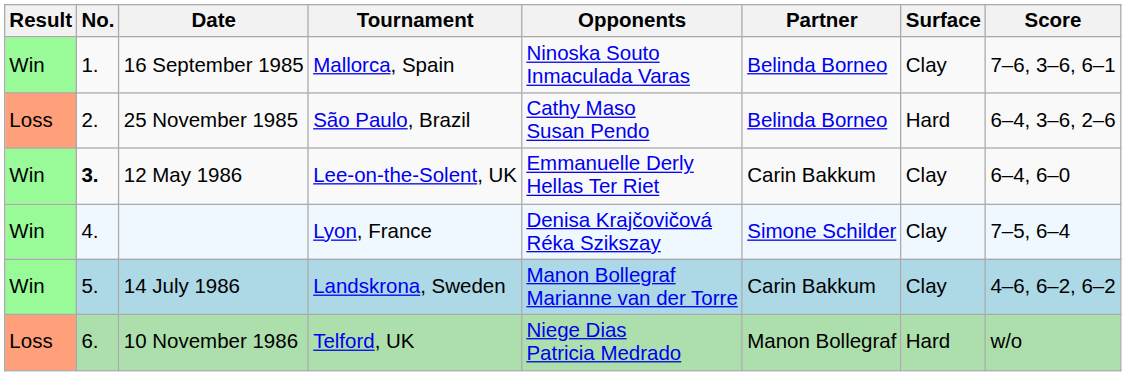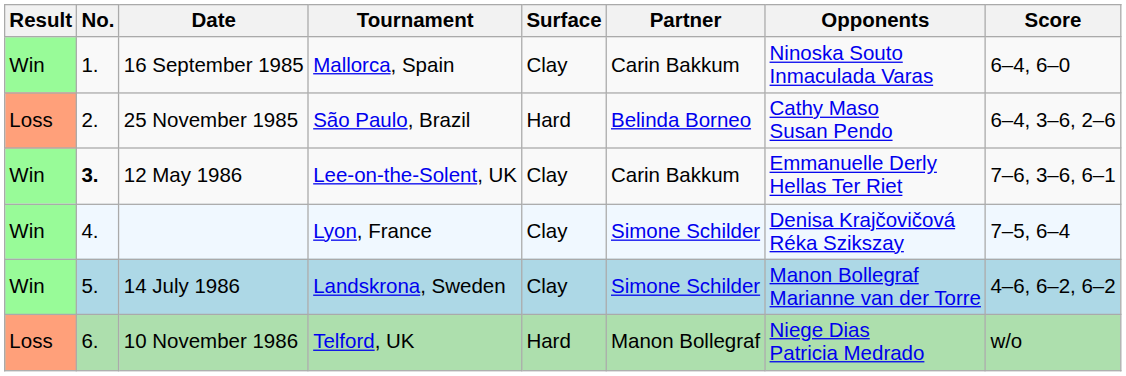columns swapped: (943, 20) <-> (632, 20)
(817, 64) Belinda Borneo -> (675, 64) Carin Bakkum
(1053, 64) 7–6, 3–6, 6–1 -> (1030, 64) 6–4, 6–0
(1030, 175) 6–4, 6–0 -> (1053, 175) 7–6, 3–6, 6–1
(812, 286) Carin Bakkum -> (686, 286) Simone Schilder
